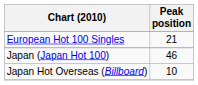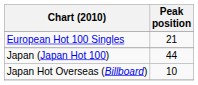(172, 55) 46 -> (172, 55) 44
